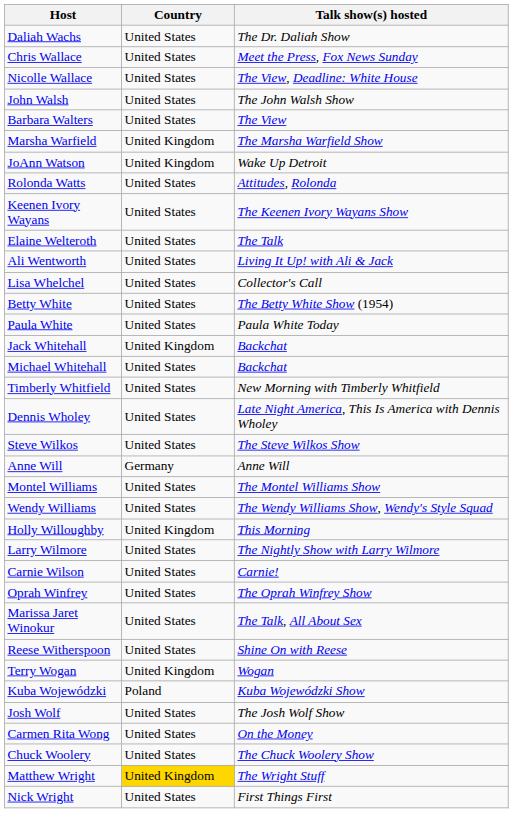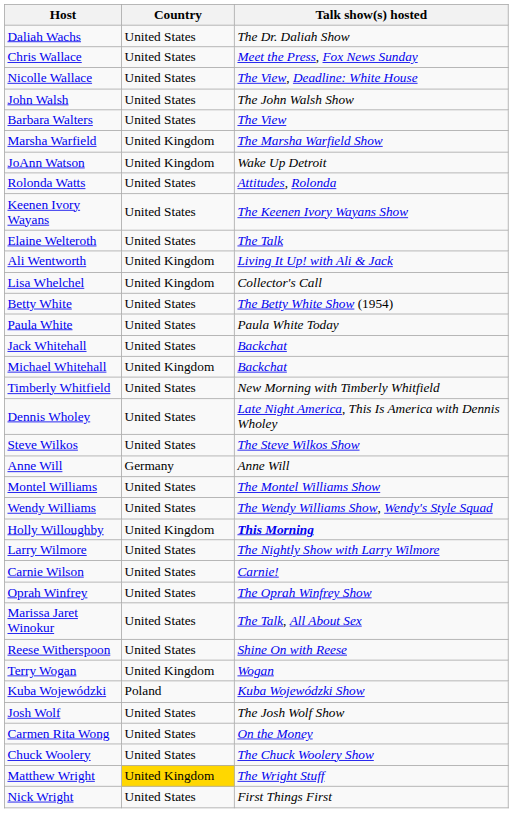(160, 261) United States -> (169, 261) United Kingdom
(160, 282) United States -> (169, 282) United Kingdom
(169, 345) United Kingdom -> (160, 345) United States
(160, 366) United States -> (169, 366) United Kingdom
(274, 529) normal -> (276, 529) bold
